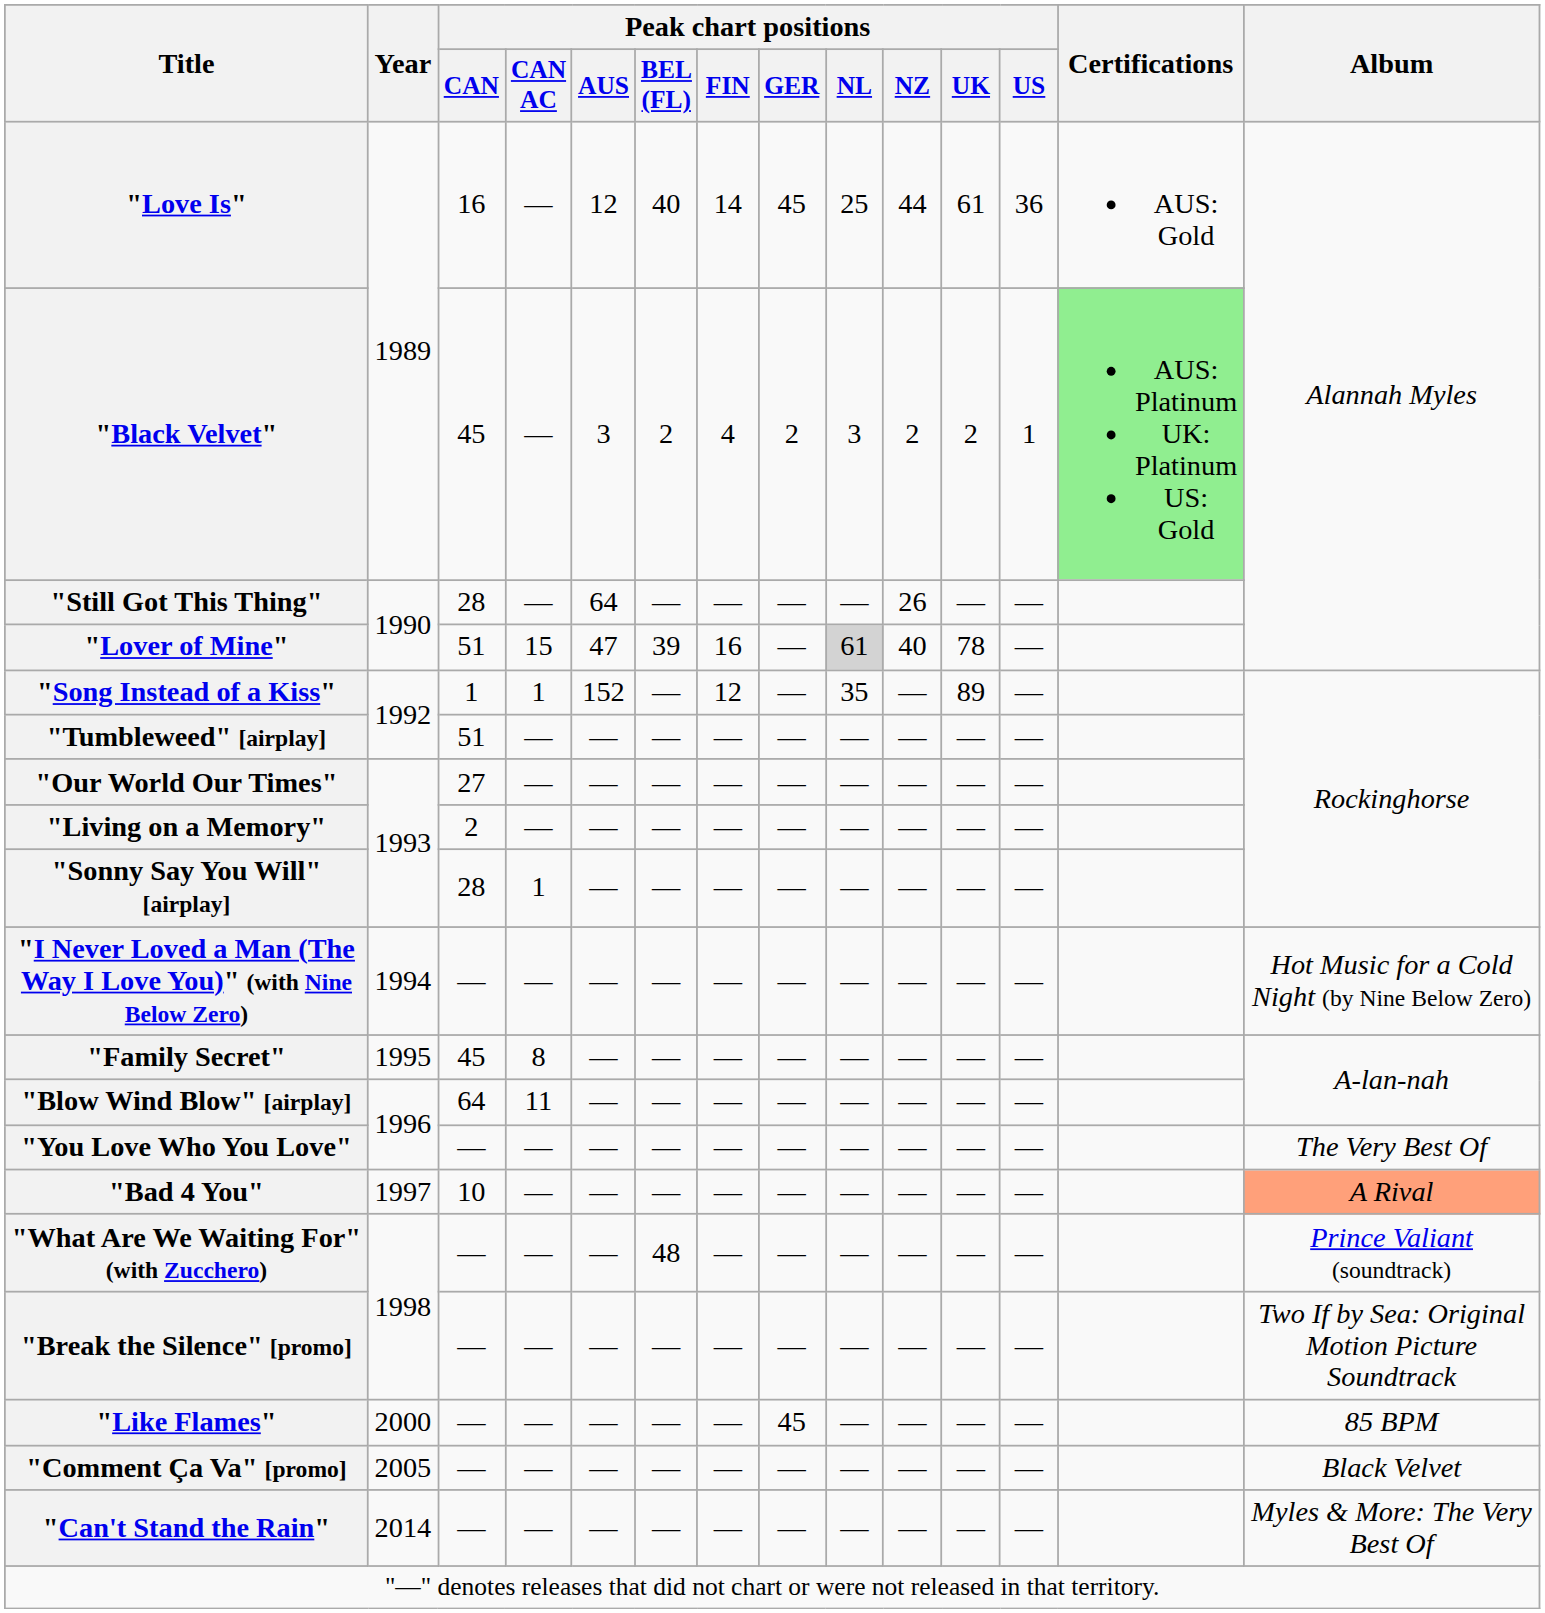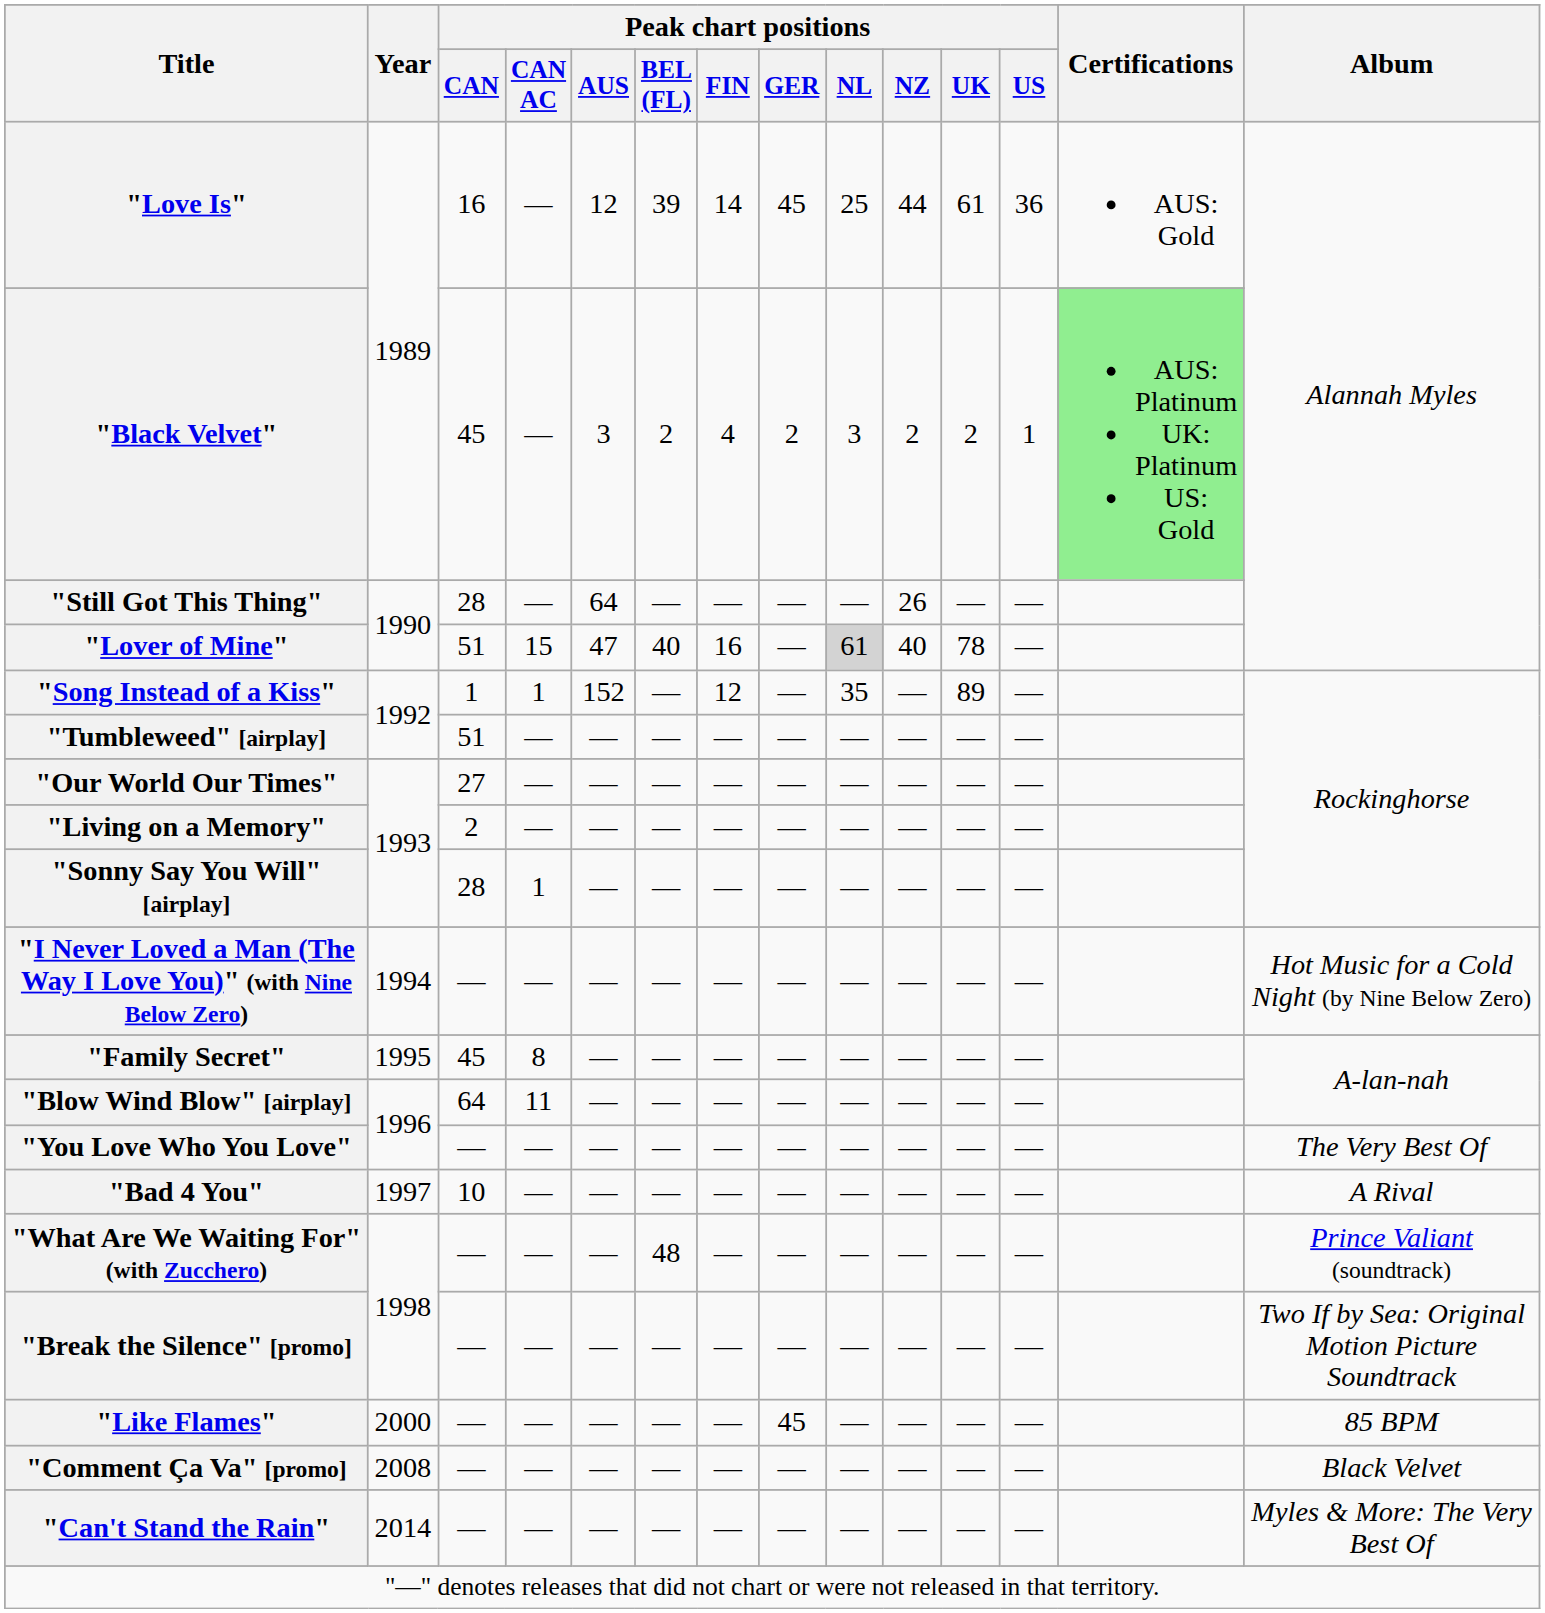(666, 204) 40 -> (666, 204) 39
(666, 646) 39 -> (666, 646) 40
(1392, 1191) lightsalmon background -> (1392, 1191) no background
(403, 1466) 2005 -> (403, 1466) 2008
